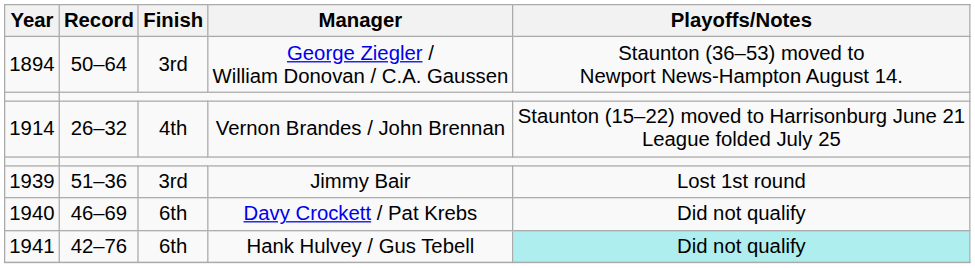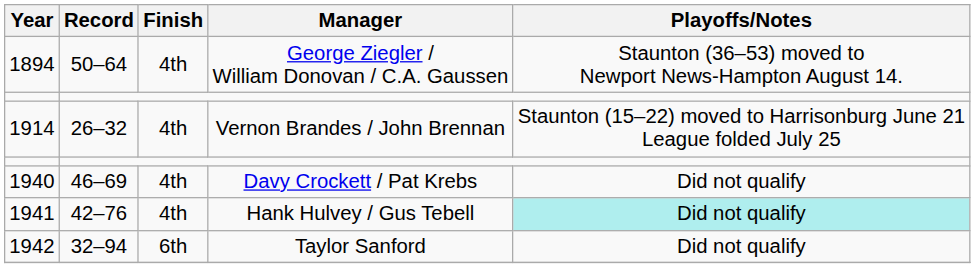(173, 64) 3rd -> (173, 64) 4th
- row: (32, 181)
(173, 213) 6th -> (173, 181) 4th
(173, 246) 6th -> (173, 213) 4th
+ row: (32, 246)
